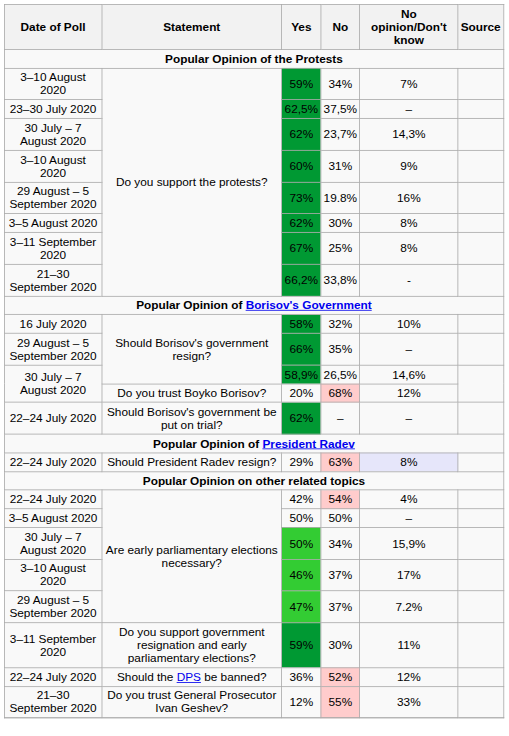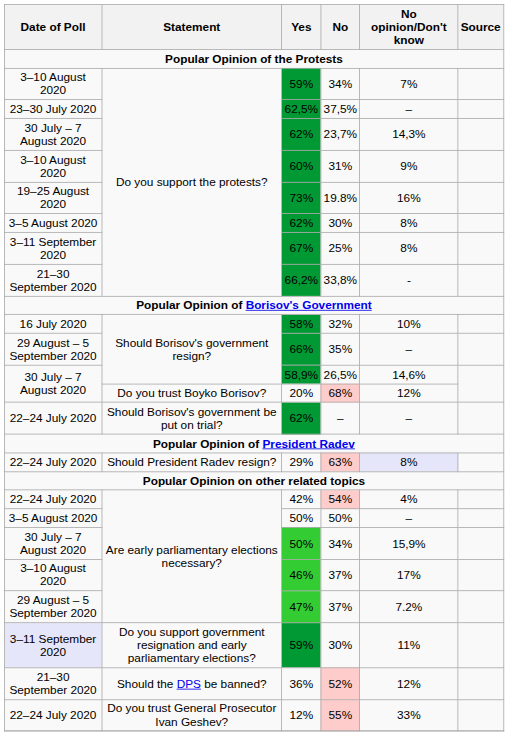(53, 198) 29 August – 5 September 2020 -> (53, 198) 19–25 August 2020
(53, 646) no background -> (53, 646) lavender background
(53, 677) 22–24 July 2020 -> (53, 684) 21–30 September 2020
(53, 703) 21–30 September 2020 -> (53, 716) 22–24 July 2020
